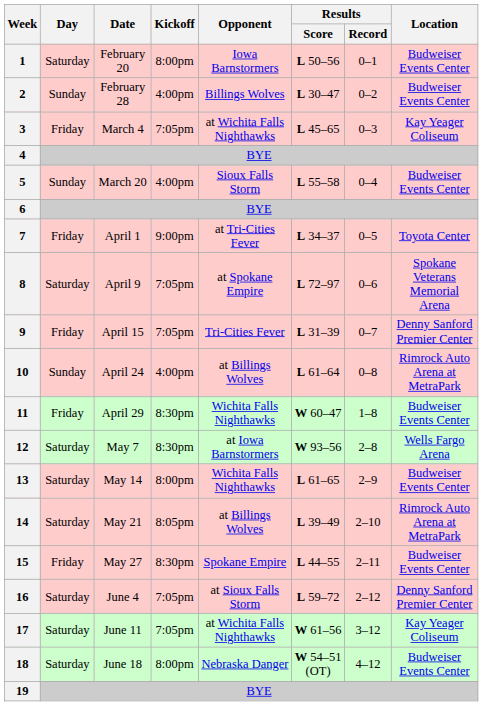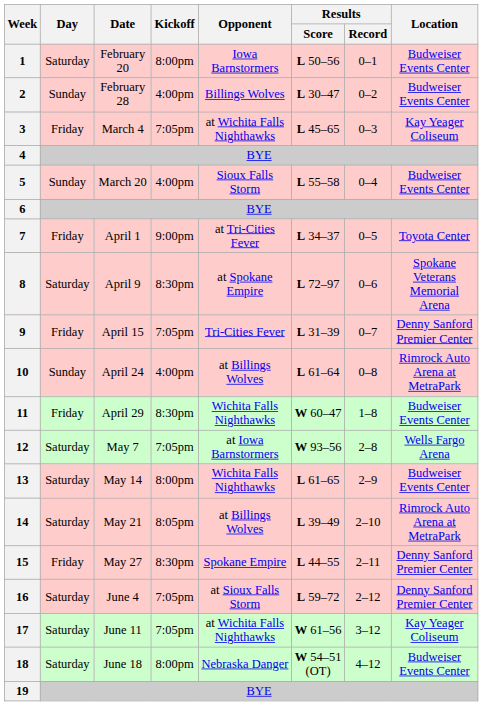(175, 283) 7:05pm -> (175, 283) 8:30pm
(175, 447) 8:30pm -> (175, 447) 7:05pm
(434, 562) Budweiser Events Center -> (434, 562) Denny Sanford Premier Center
